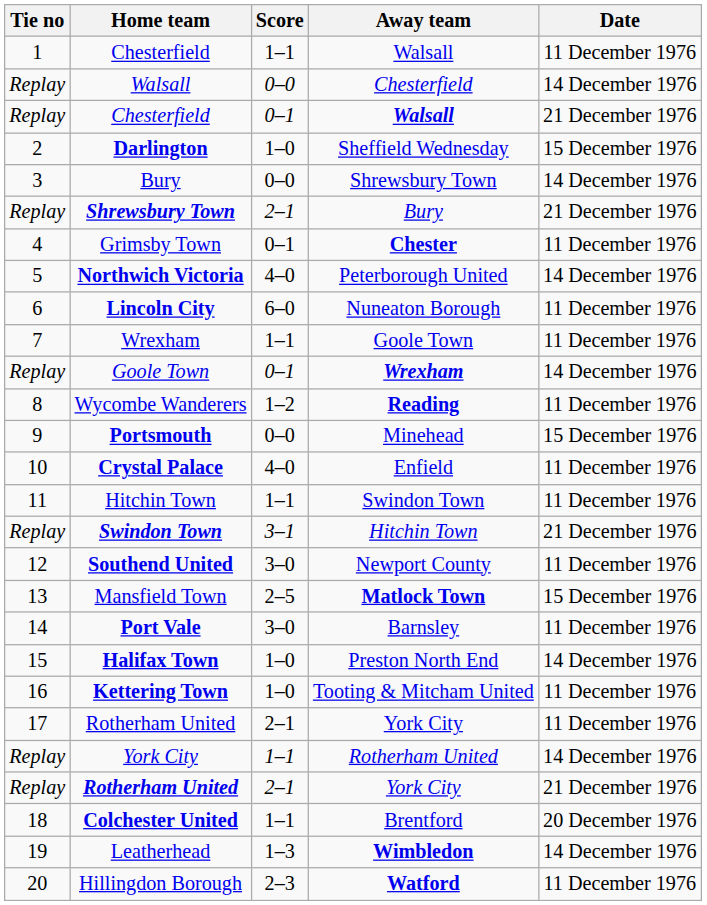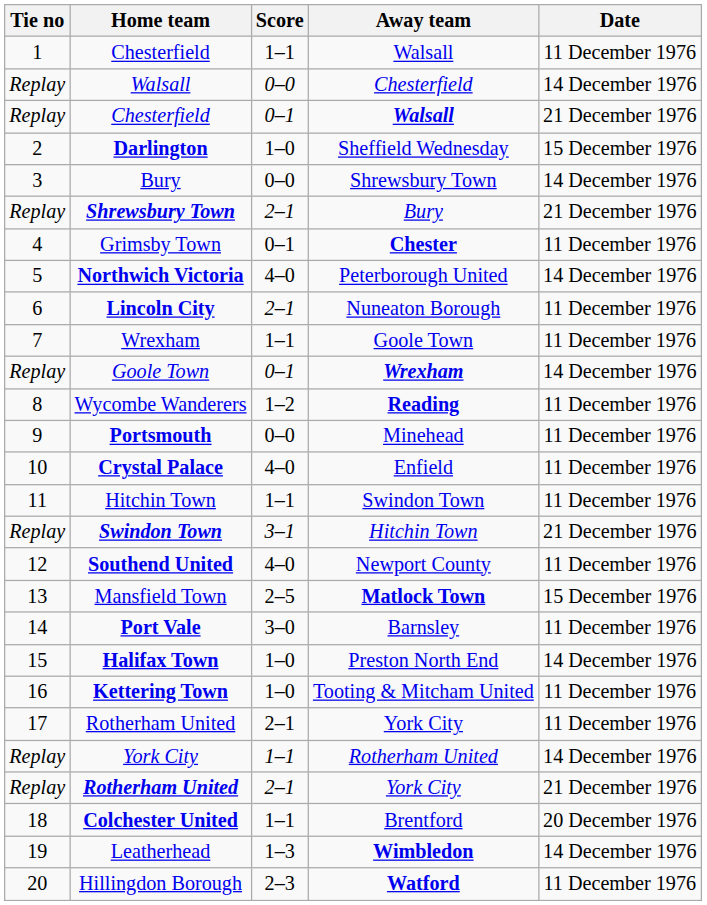(280, 308) 6–0 -> (280, 308) 2–1
(620, 436) 15 December 1976 -> (620, 436) 11 December 1976
(280, 564) 3–0 -> (280, 564) 4–0
